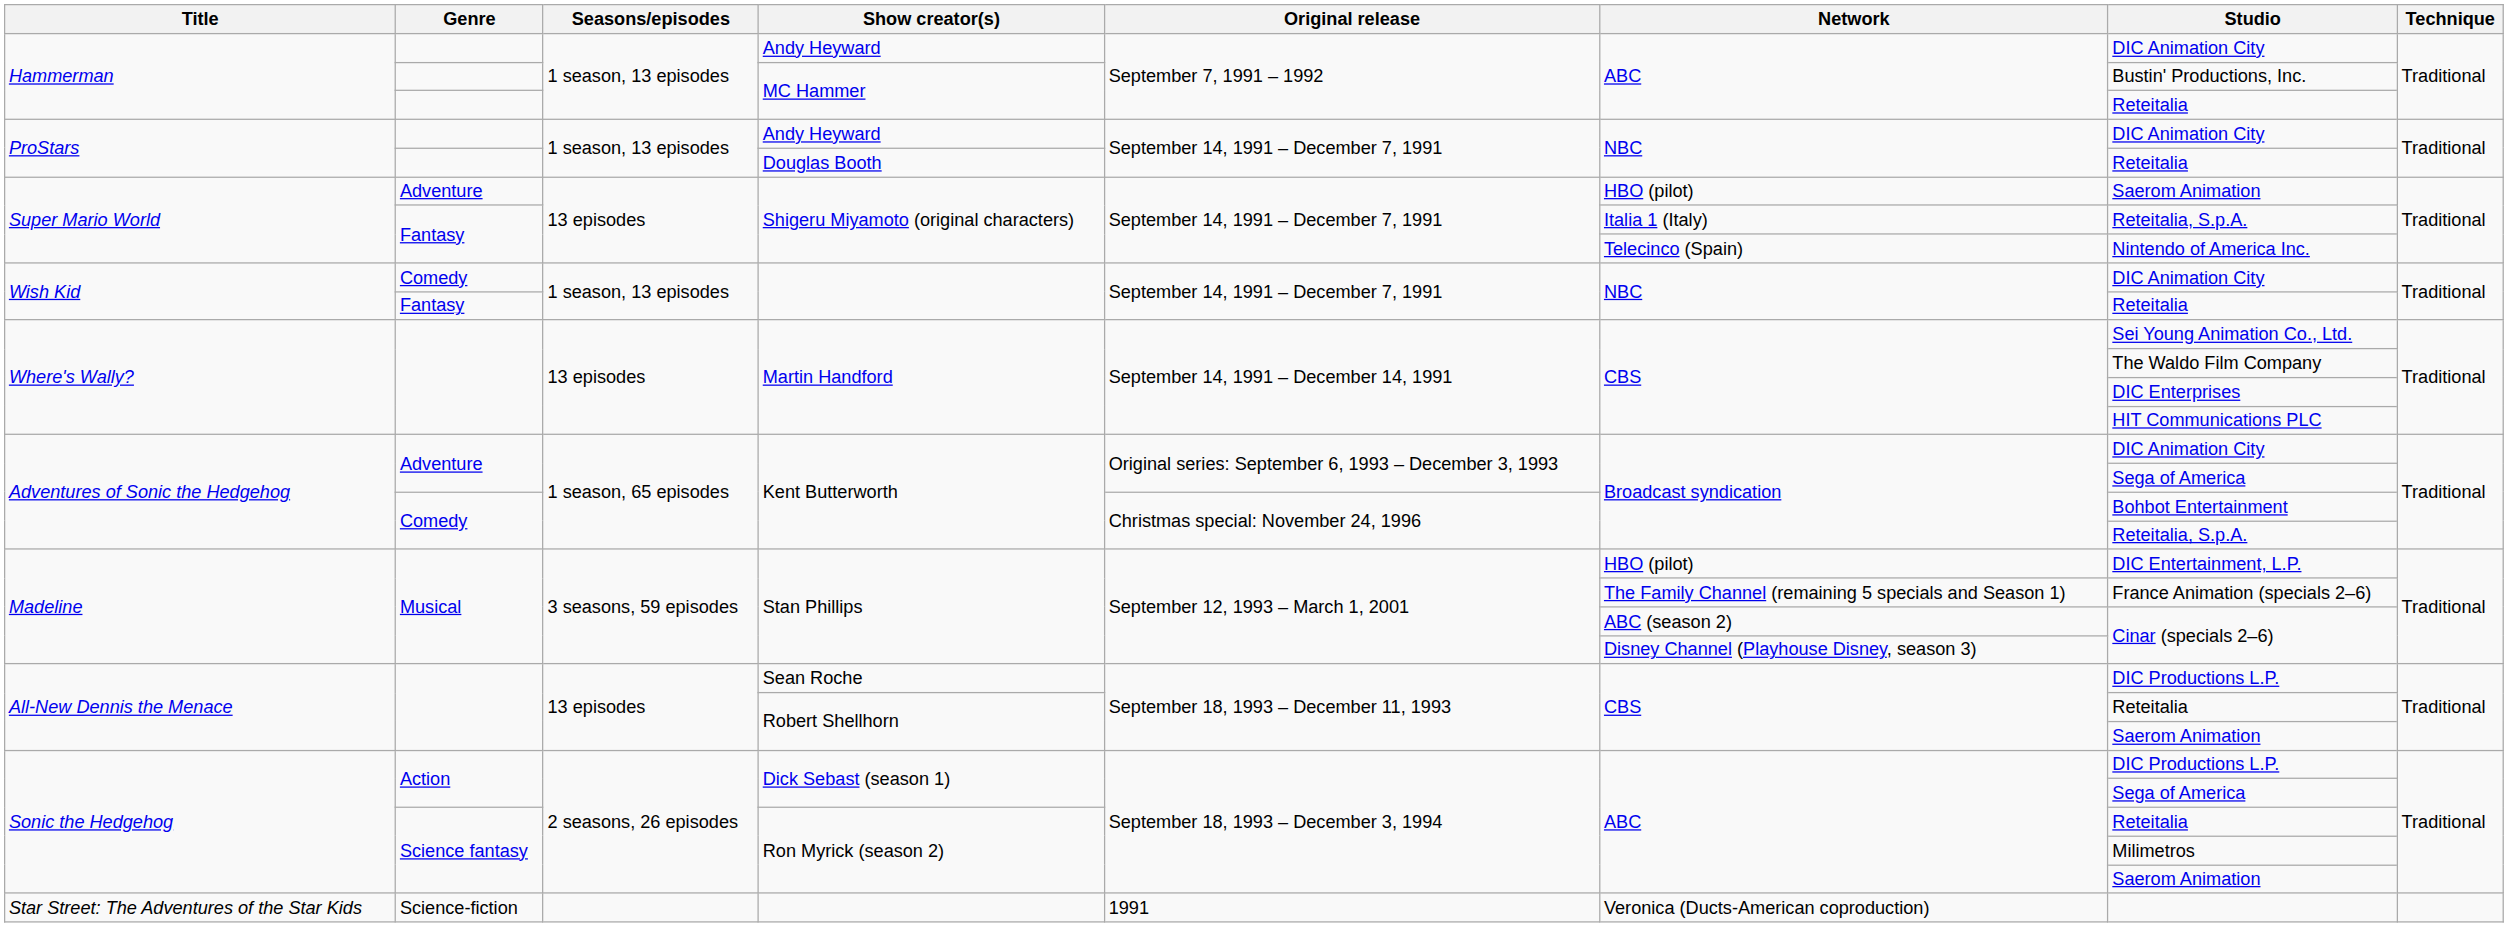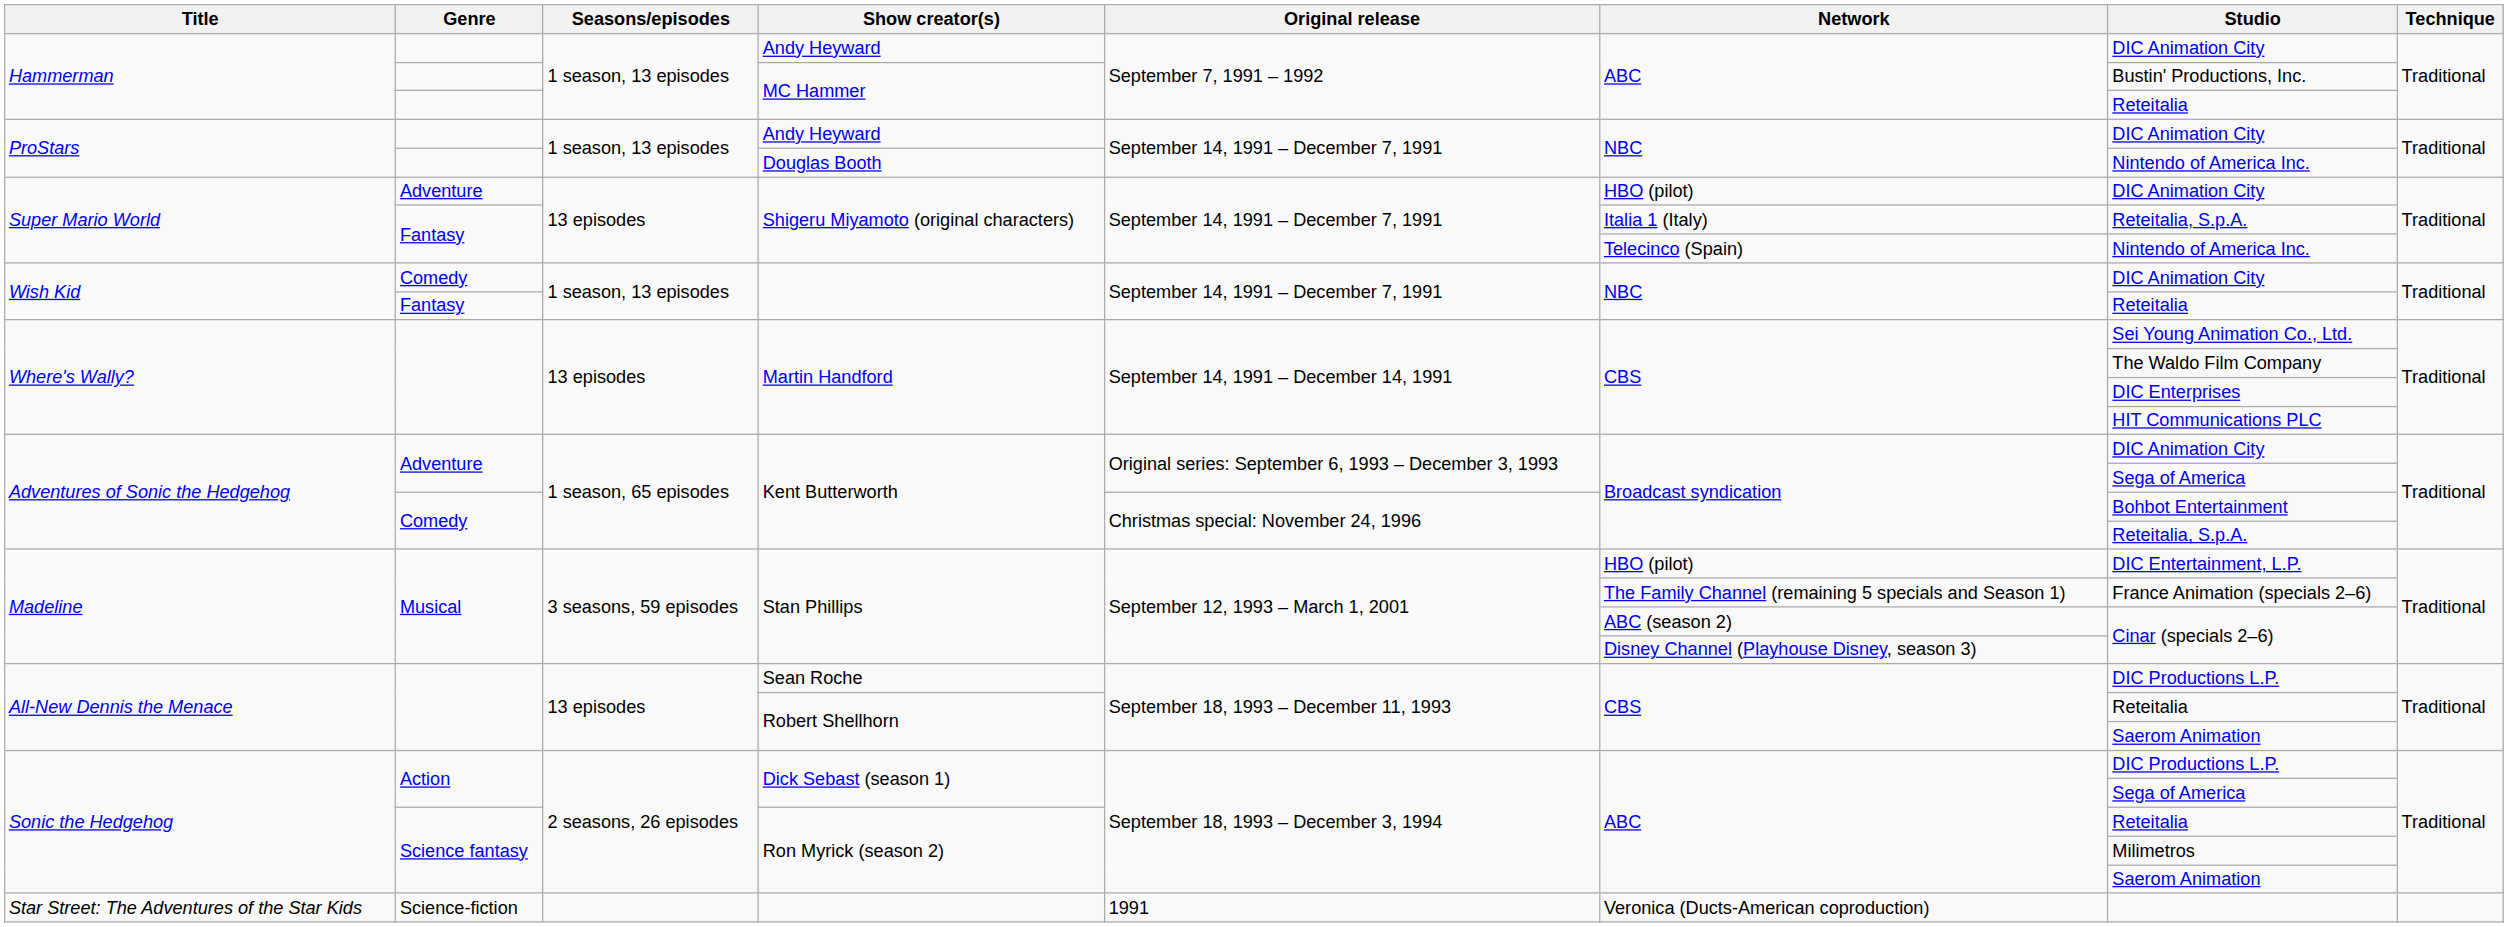(2150, 163) Reteitalia -> (2211, 163) Nintendo of America Inc.
(2186, 191) Saerom Animation -> (2188, 191) DIC Animation City
